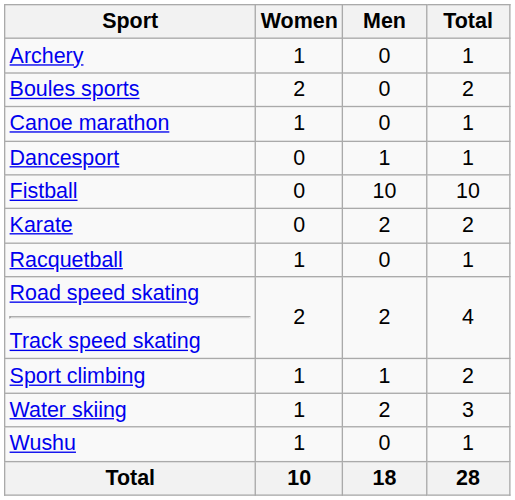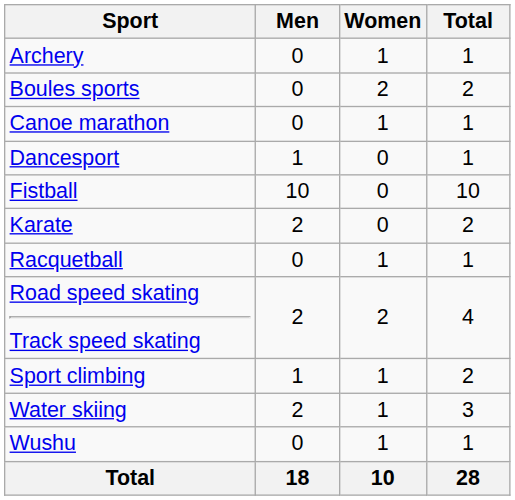columns swapped: (384, 21) <-> (299, 21)
